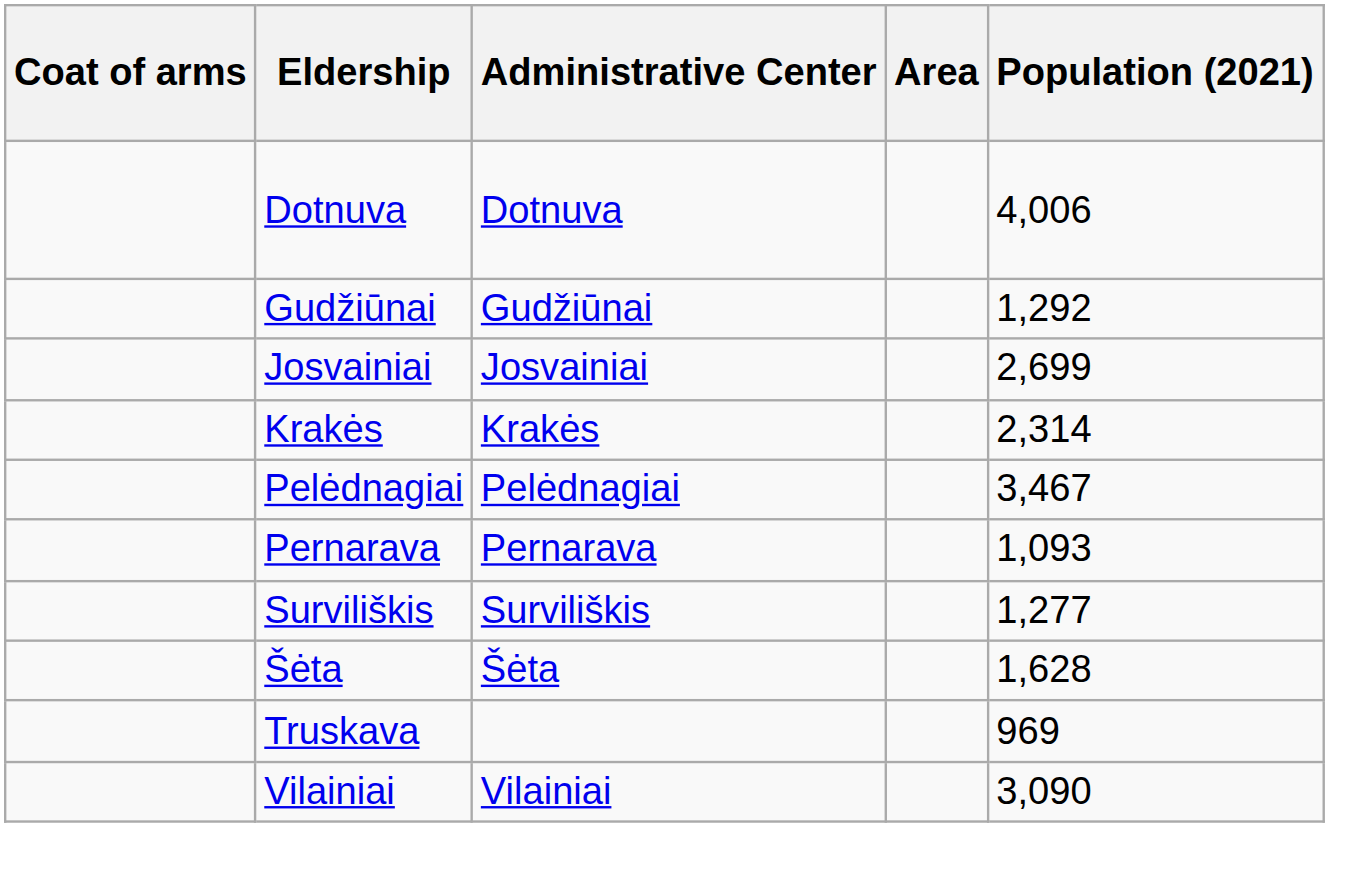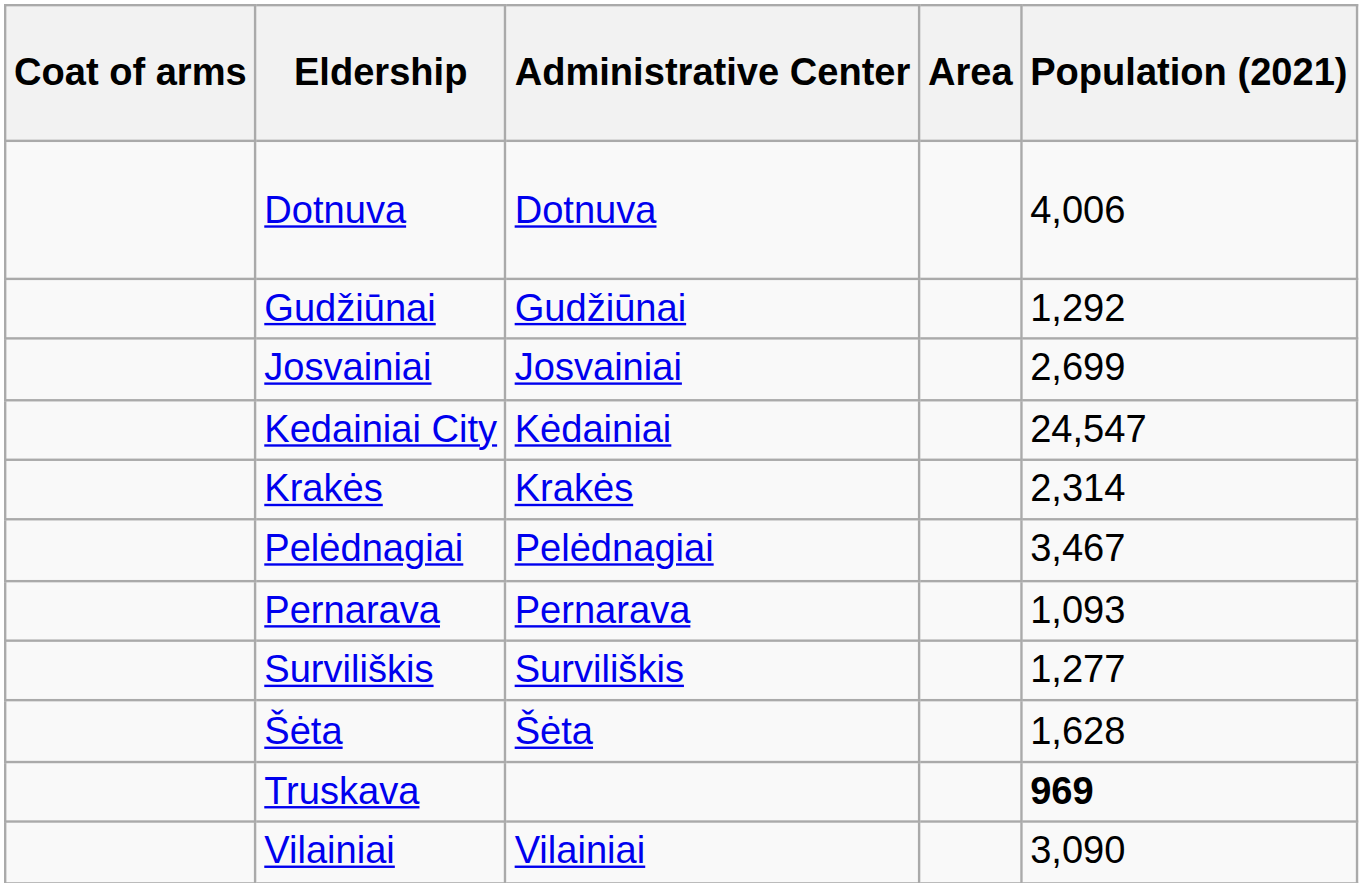+ row: (381, 428)
(1028, 730) normal -> (1062, 790) bold
